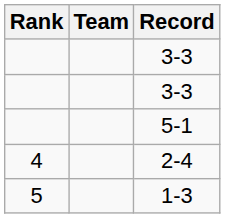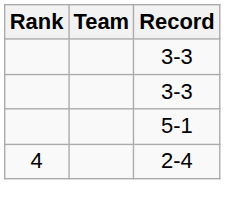- row: (37, 195)
